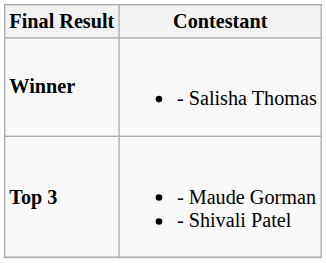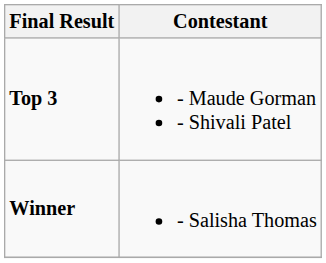rows swapped: (42, 86) <-> (33, 196)
